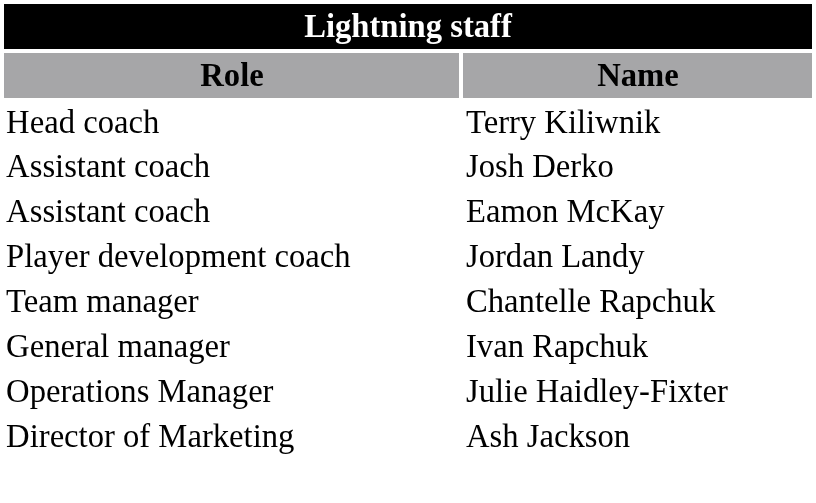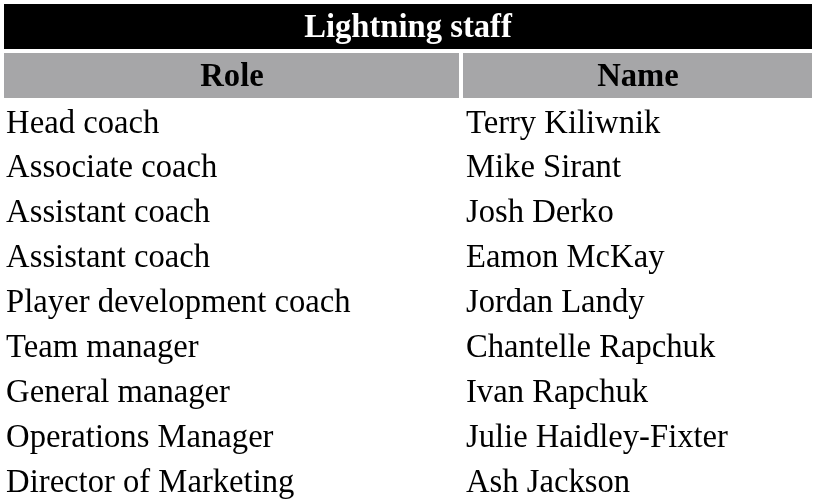+ row: (544, 166)
